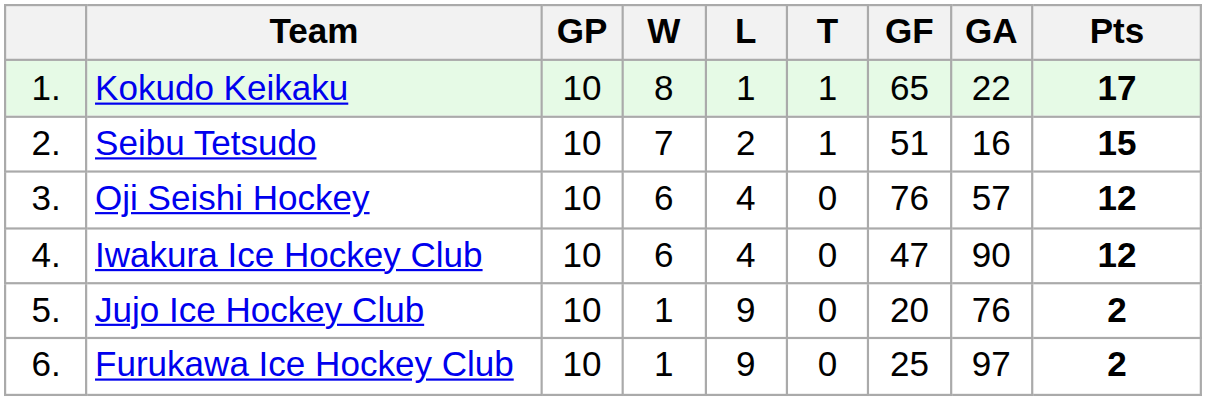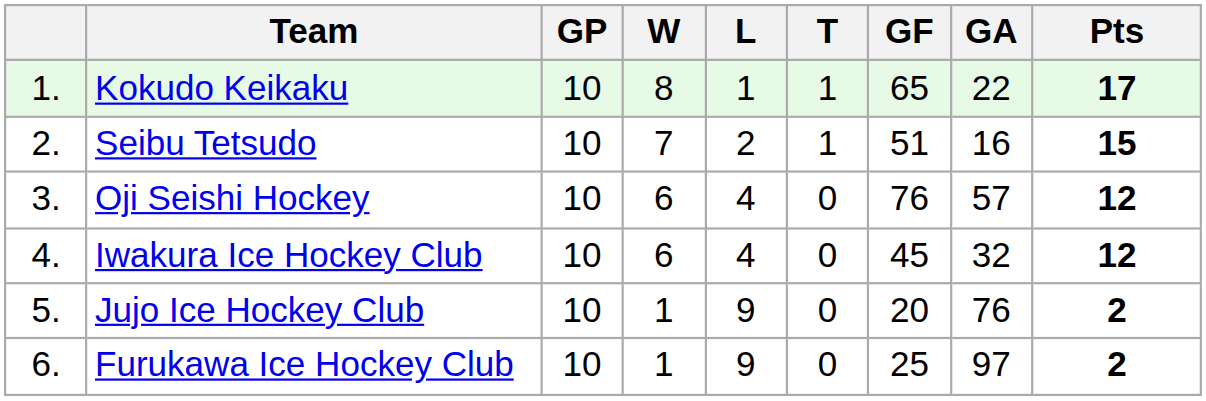(909, 254) 47 -> (909, 254) 45
(991, 254) 90 -> (991, 254) 32
